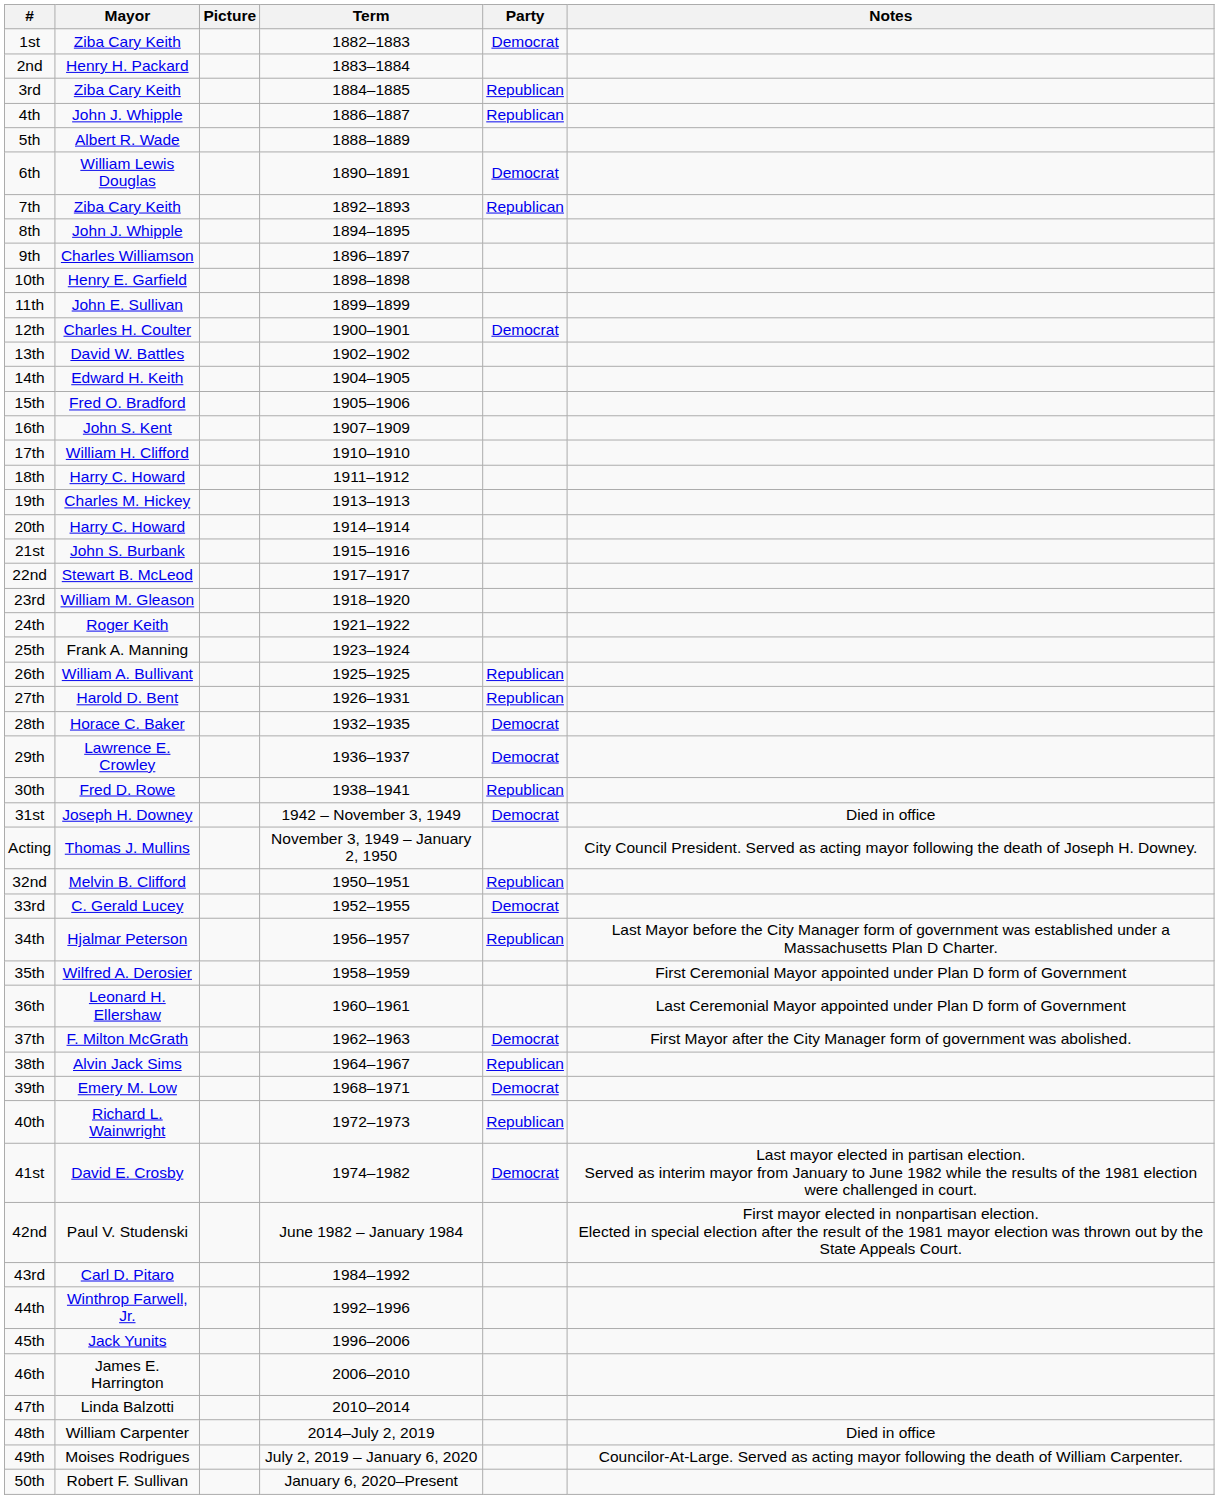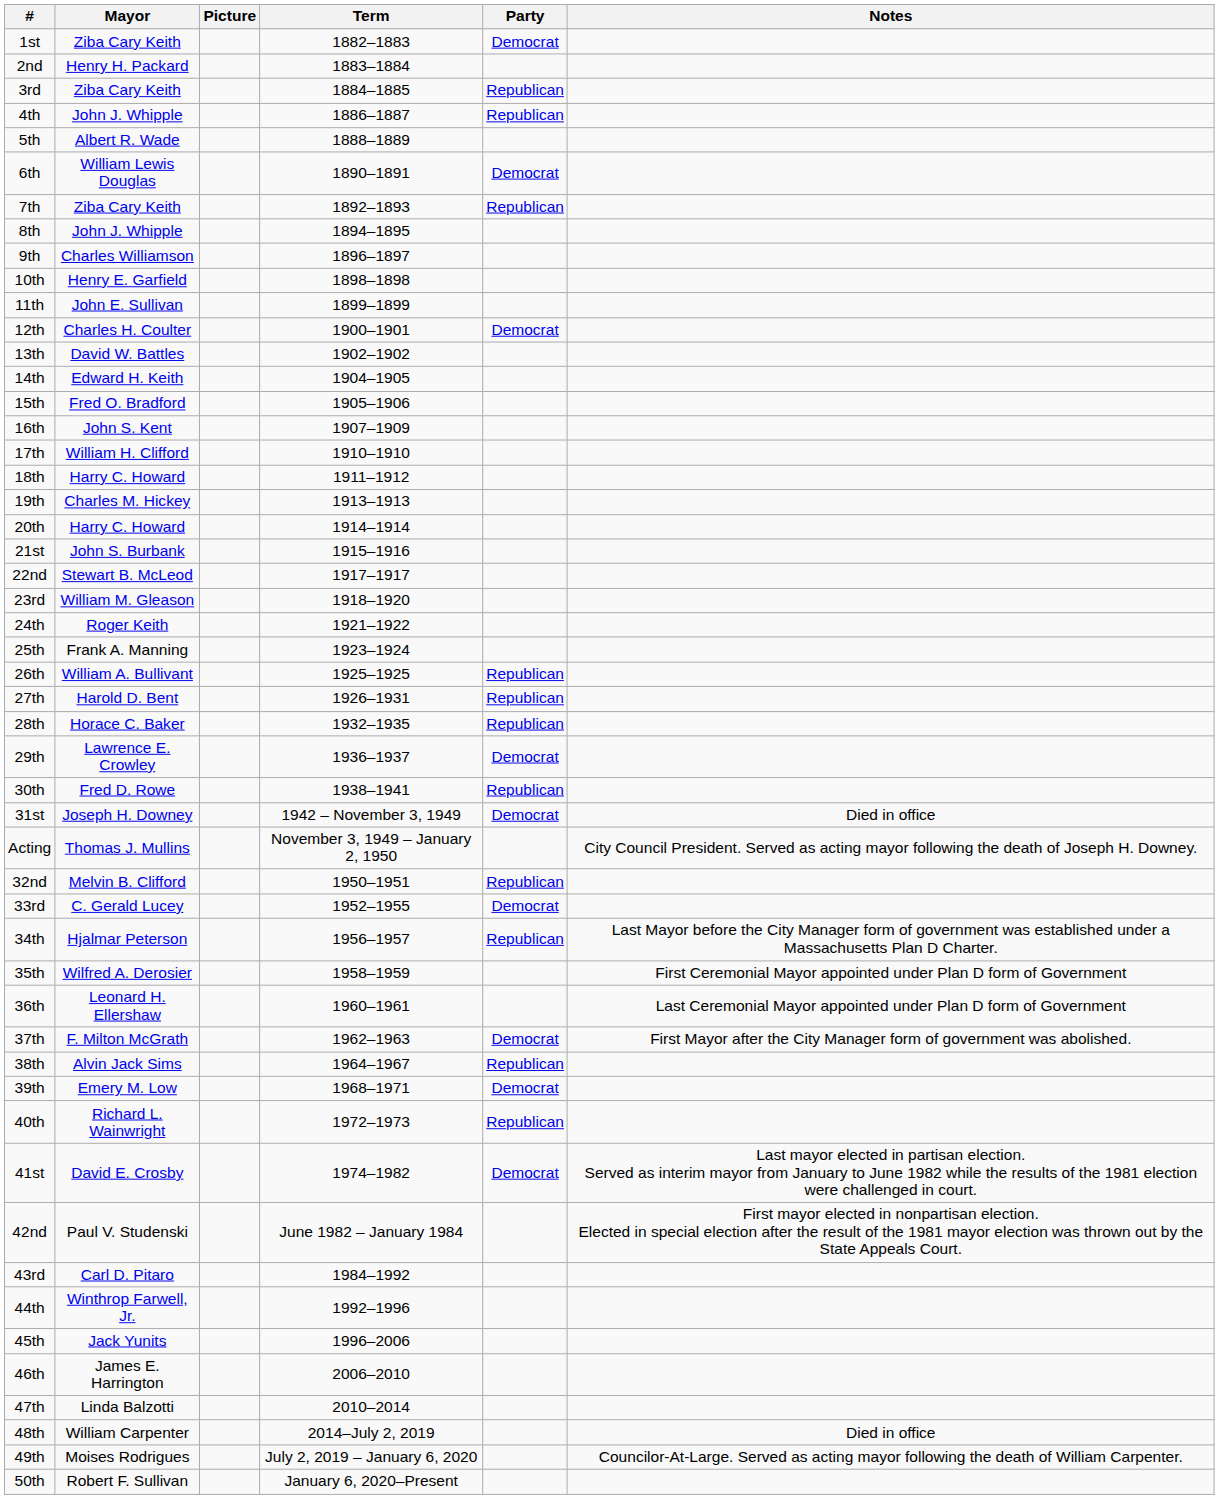(525, 723) Democrat -> (525, 723) Republican
